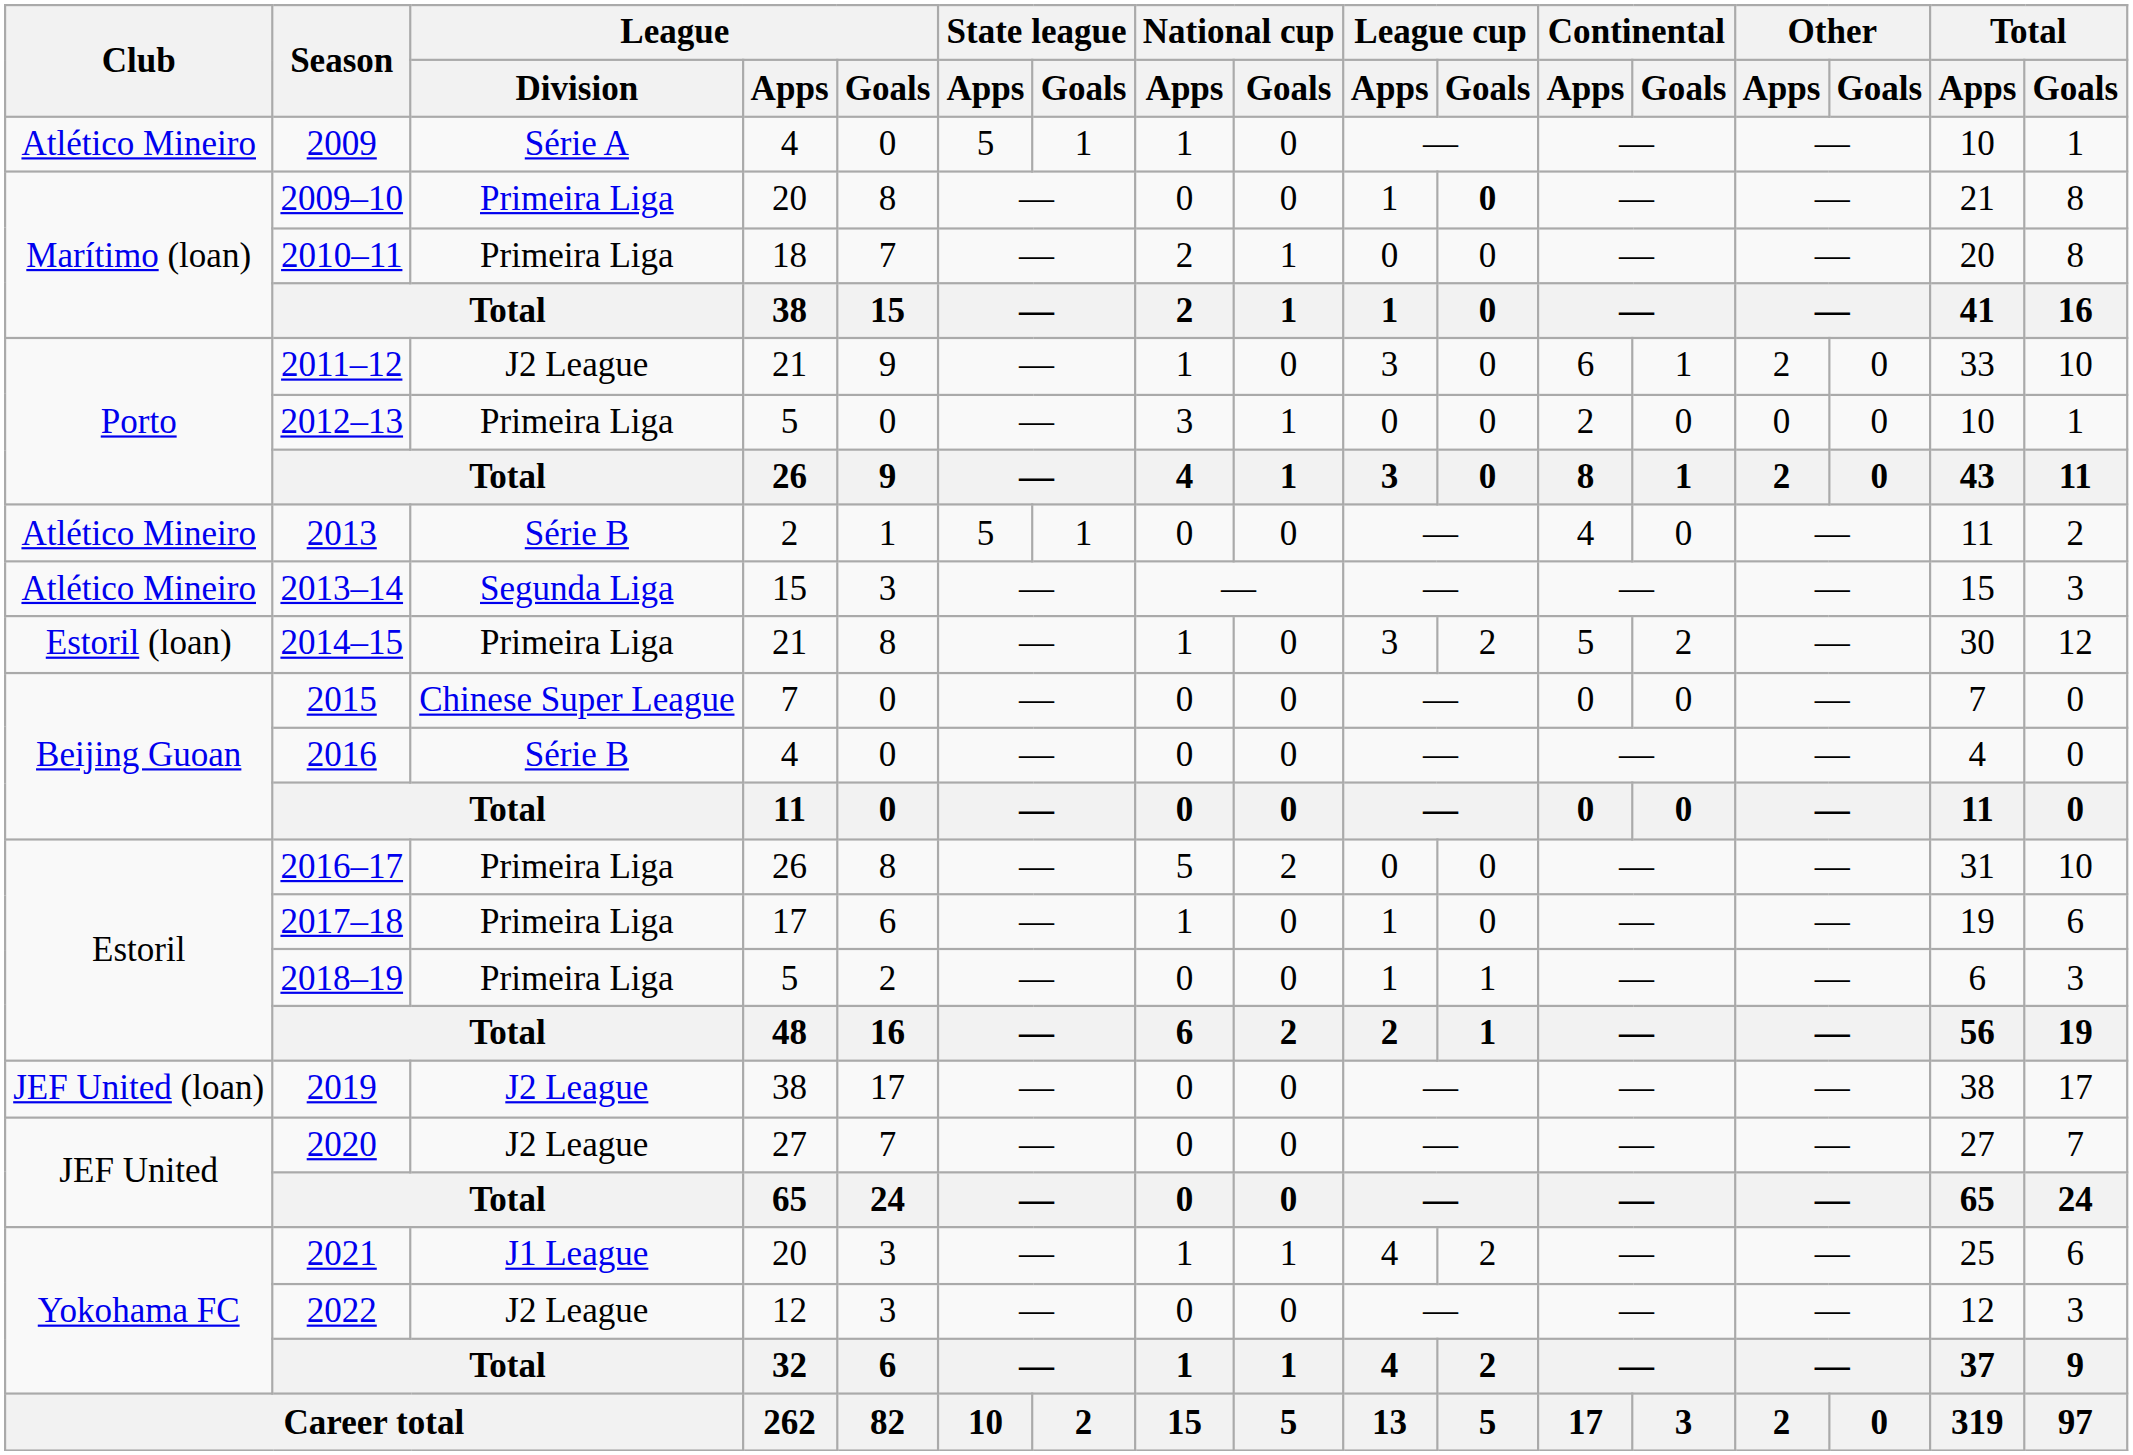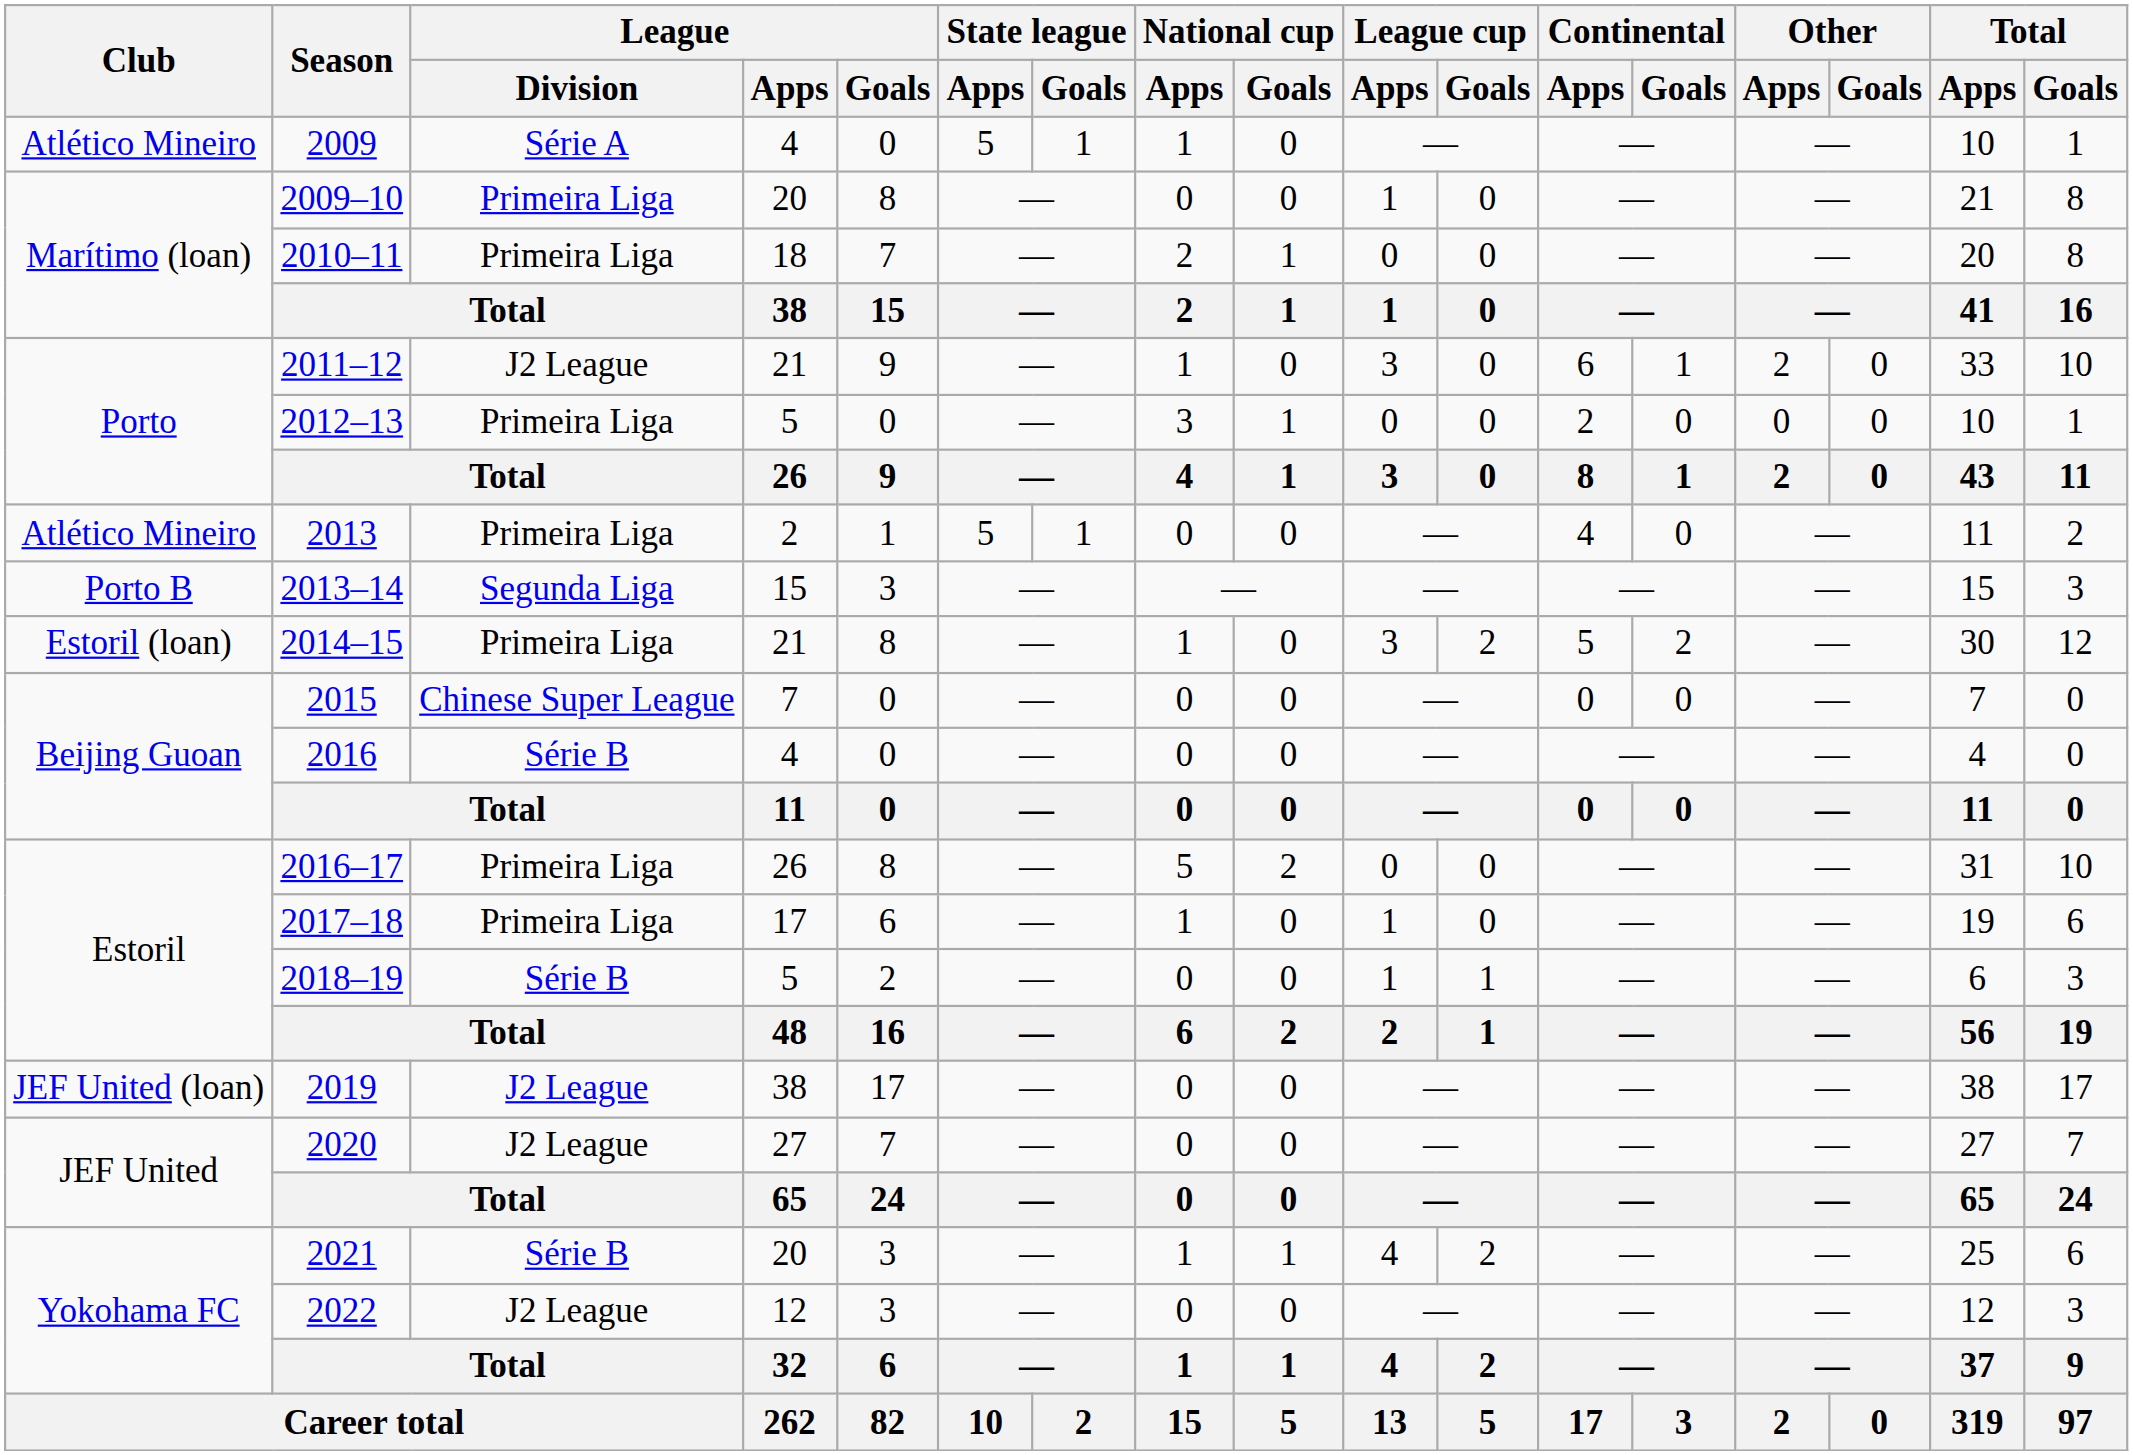(1488, 198) bold -> (1488, 198) normal
(577, 532) Série B -> (577, 532) Primeira Liga
(139, 587) Atlético Mineiro -> (139, 587) Porto B
(577, 976) Primeira Liga -> (577, 976) Série B
(577, 1254) J1 League -> (577, 1254) Série B
